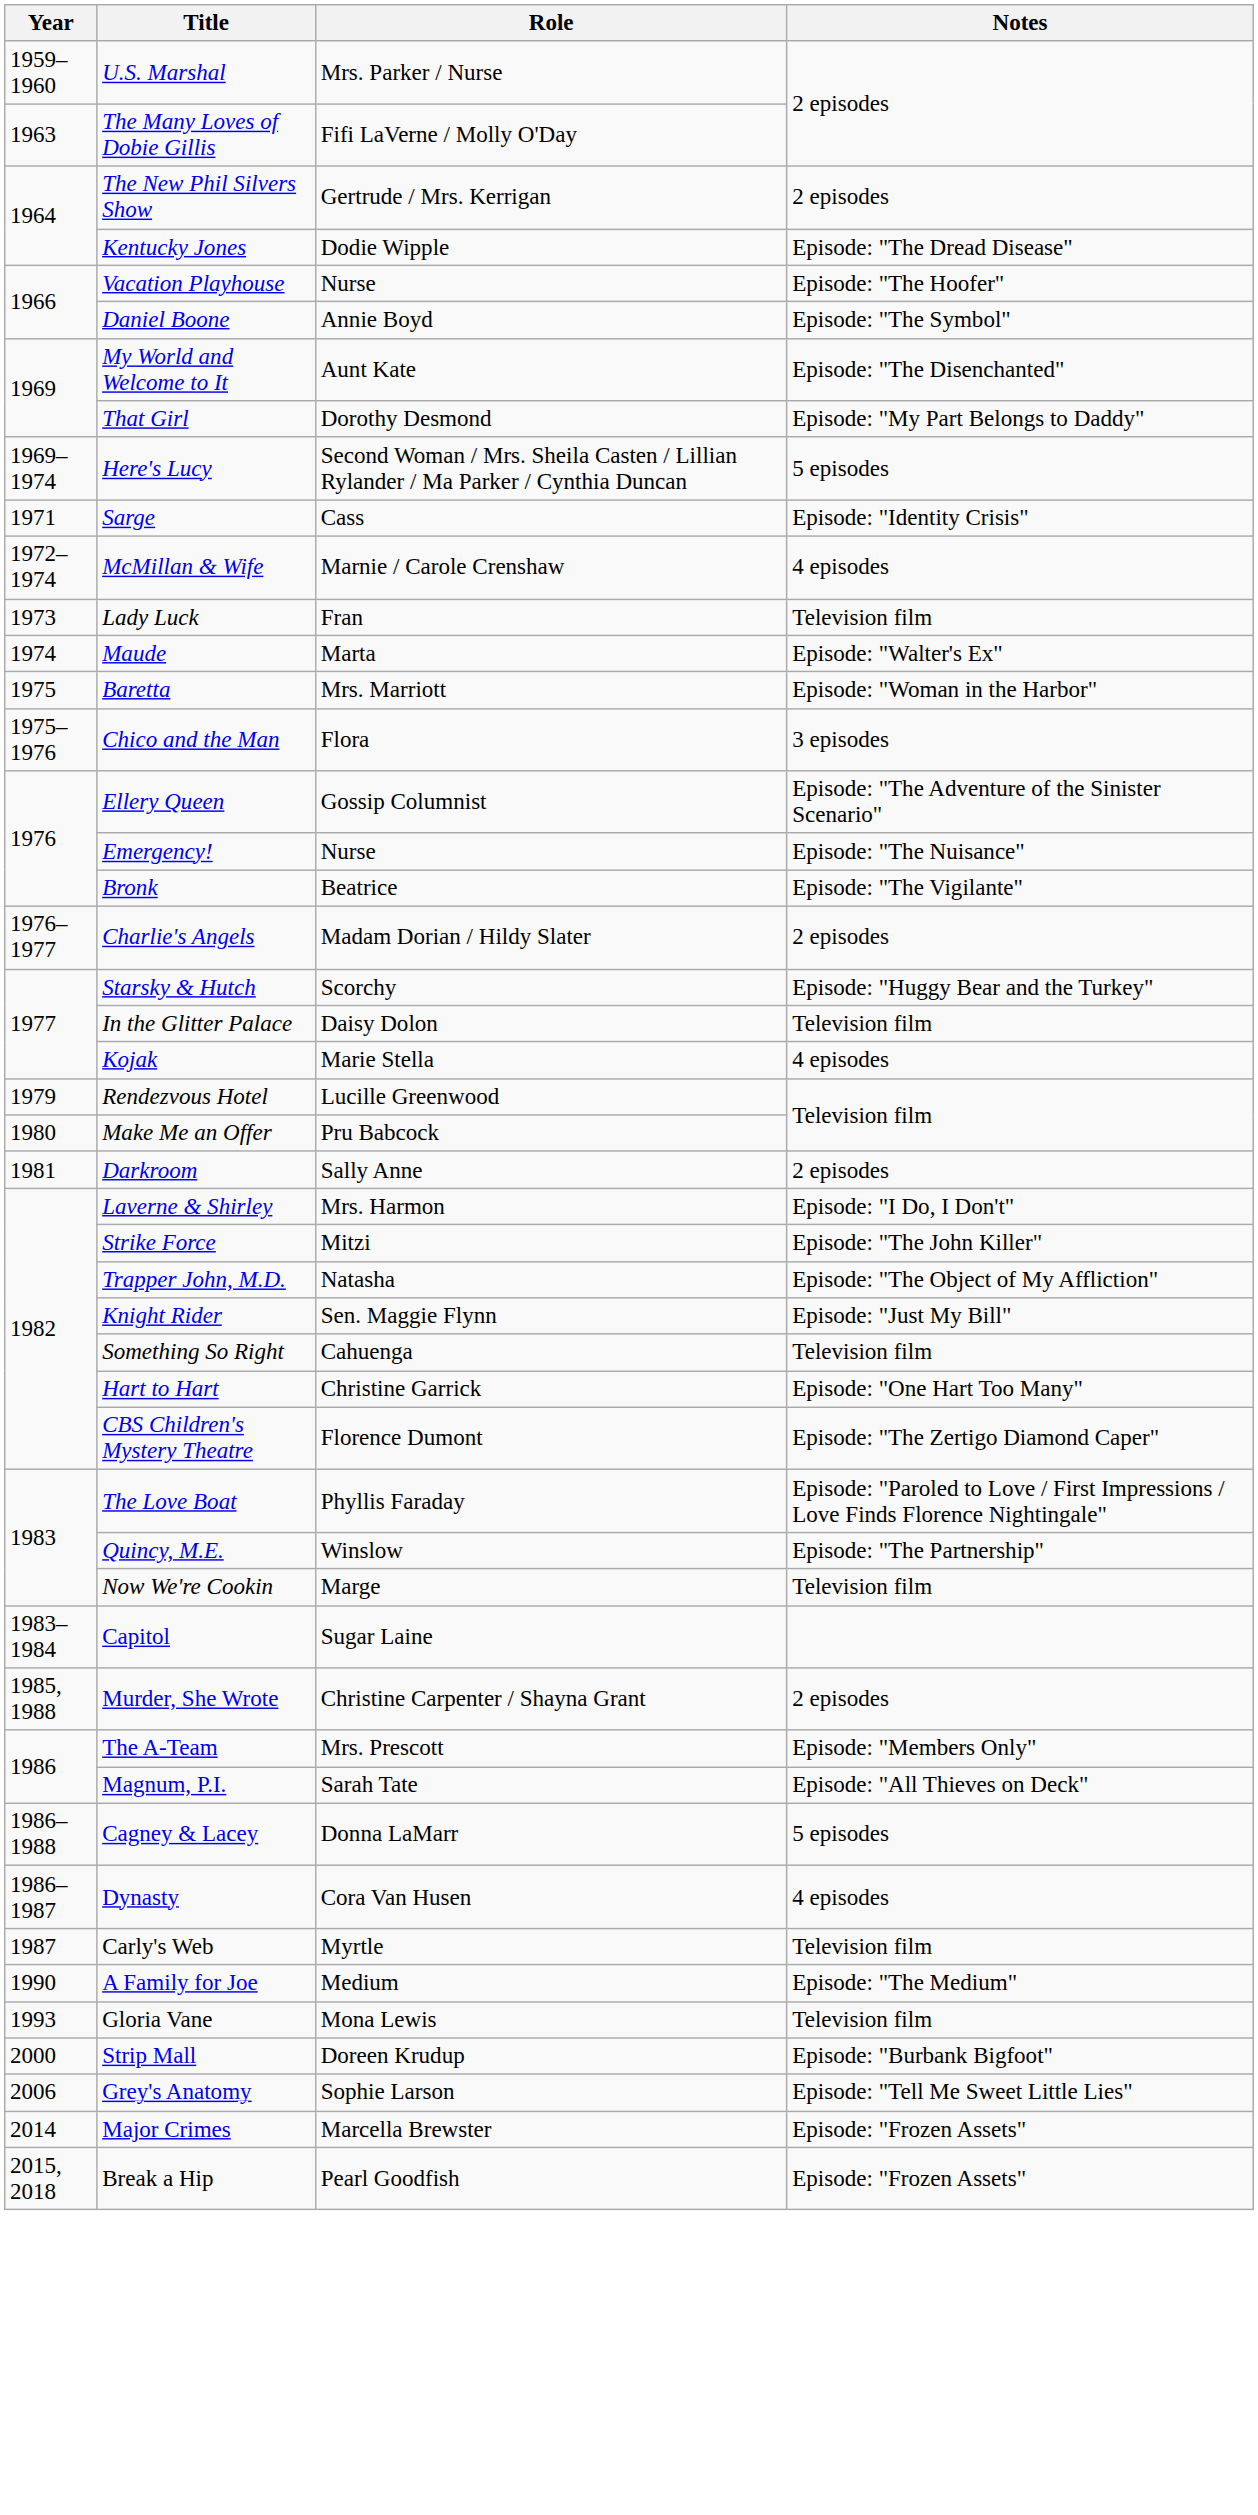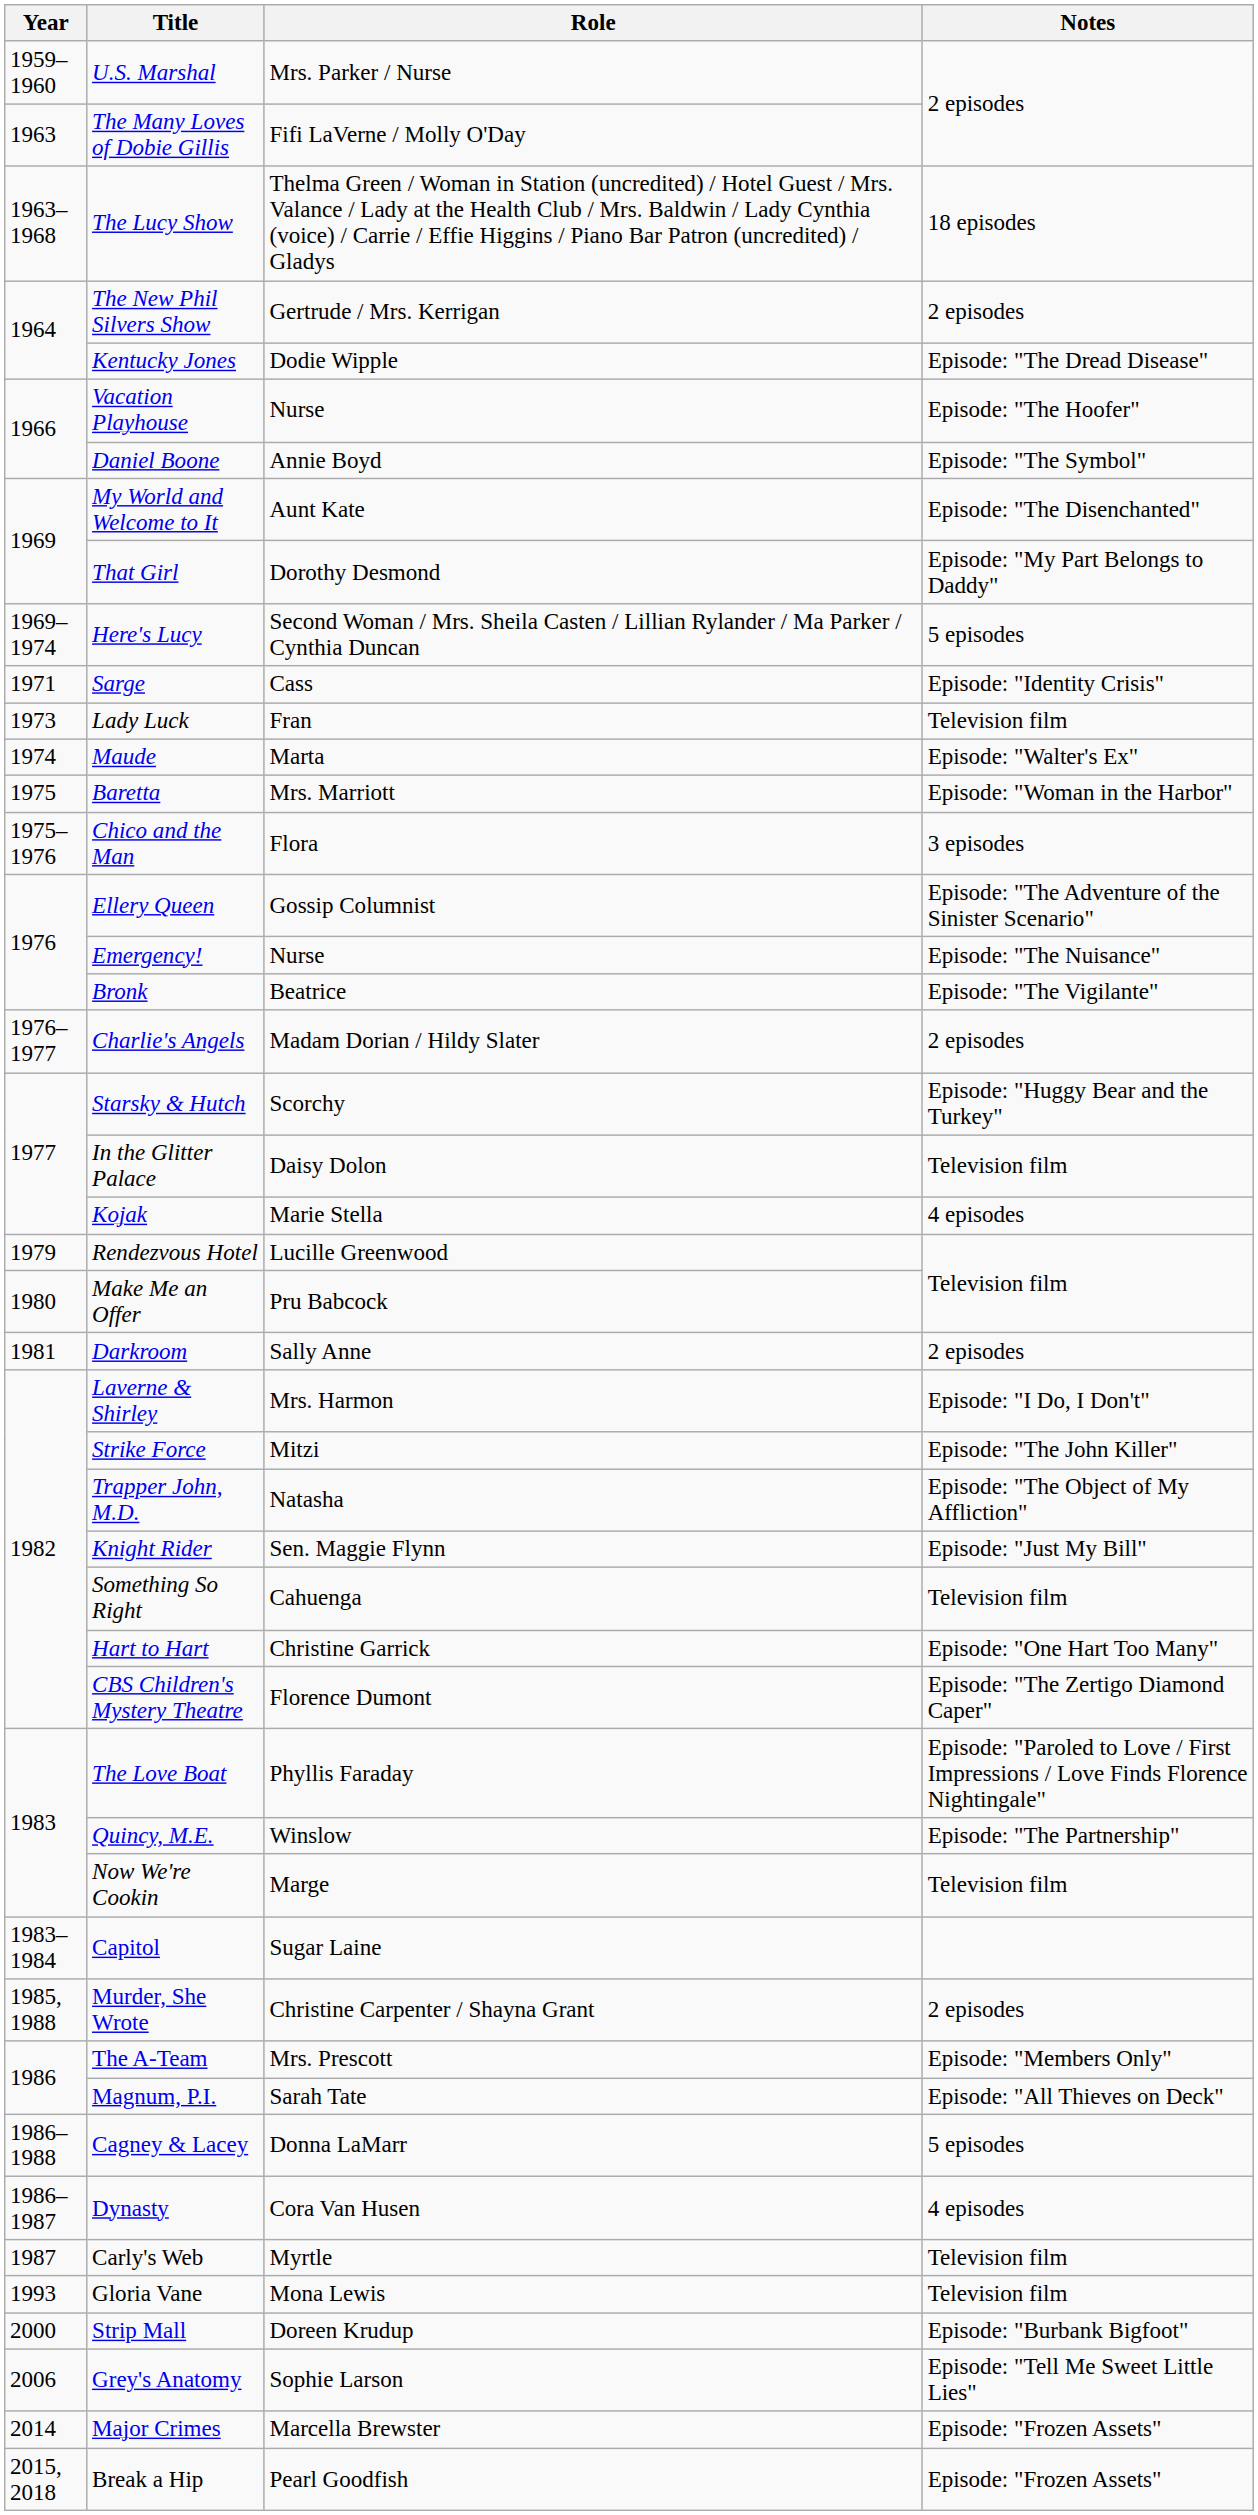+ row: (162, 223)
- row: (183, 567)
- row: (180, 1982)
